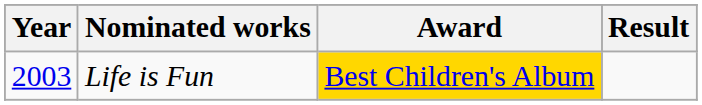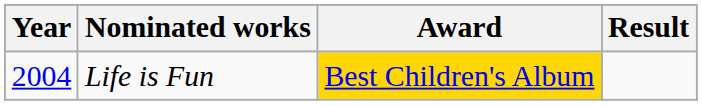(42, 75) 2003 -> (42, 75) 2004
